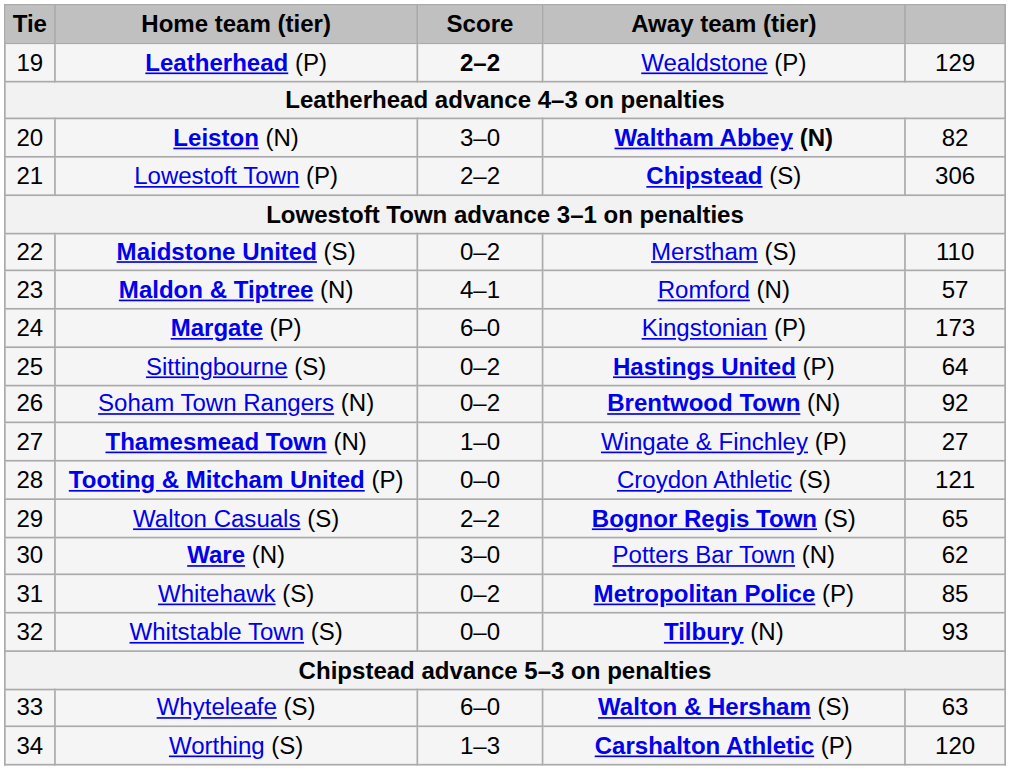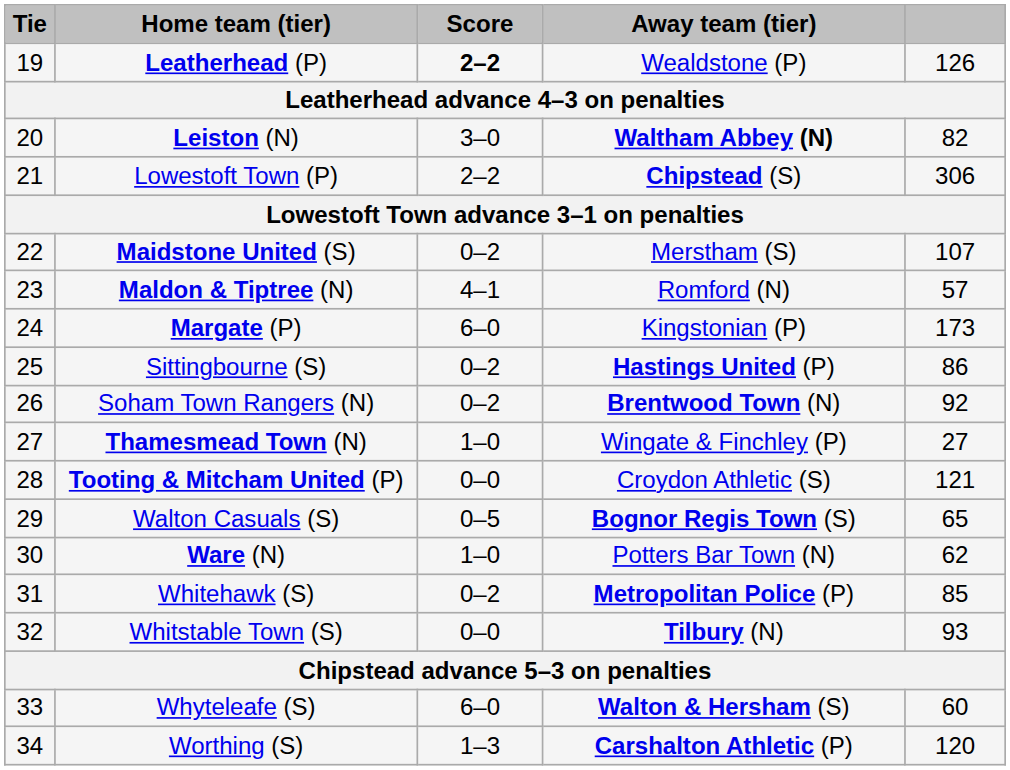(955, 62) 129 -> (955, 62) 126
(955, 252) 110 -> (955, 252) 107
(955, 366) 64 -> (955, 366) 86
(480, 518) 2–2 -> (480, 518) 0–5
(480, 556) 3–0 -> (480, 556) 1–0
(955, 708) 63 -> (955, 708) 60
